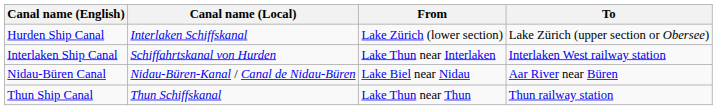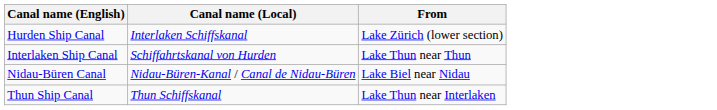- column: (609, 14)
(429, 54) Lake Thun near Interlaken -> (416, 54) Lake Thun near Thun
(416, 94) Lake Thun near Thun -> (429, 94) Lake Thun near Interlaken
